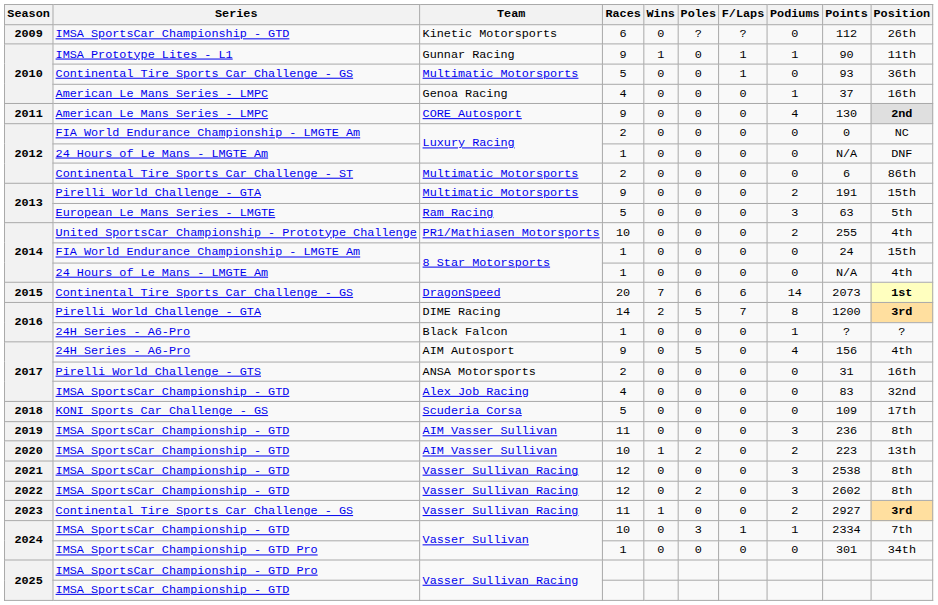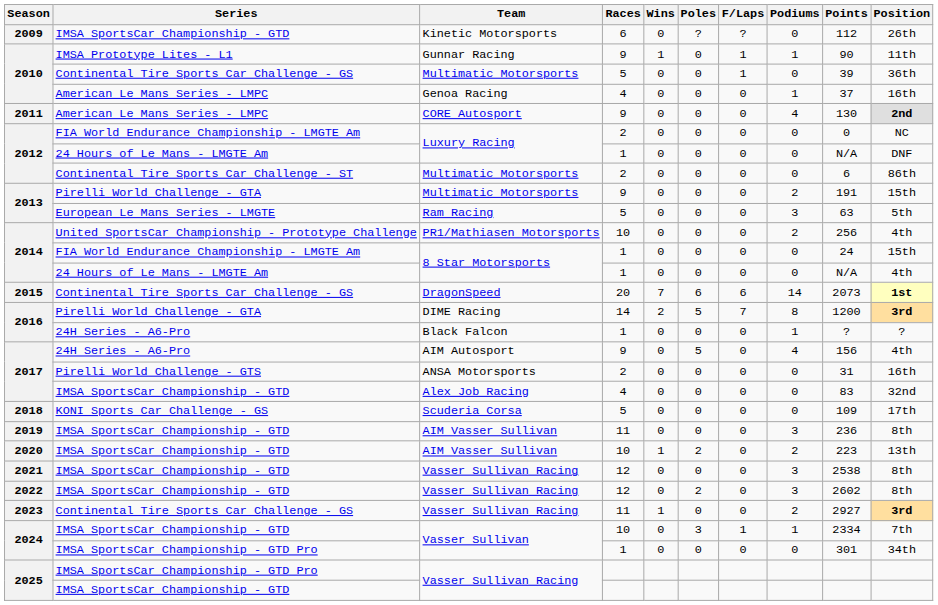(847, 74) 93 -> (847, 74) 39
(847, 232) 255 -> (847, 232) 256
